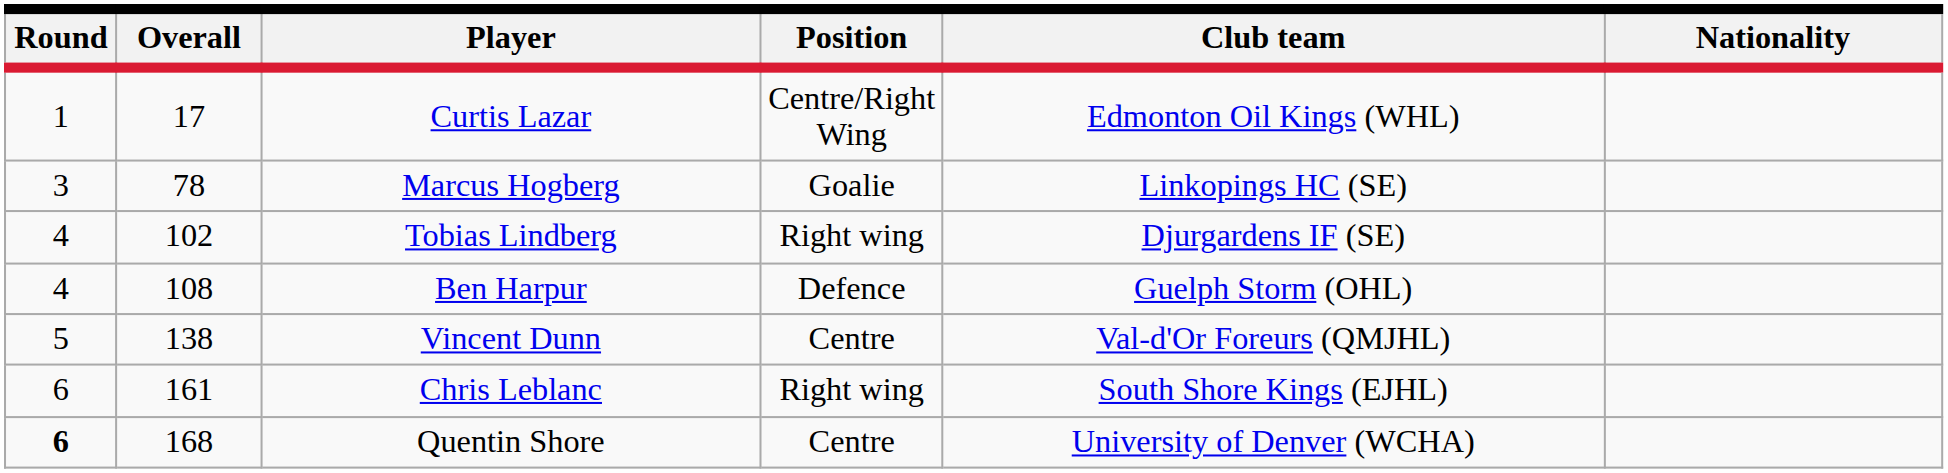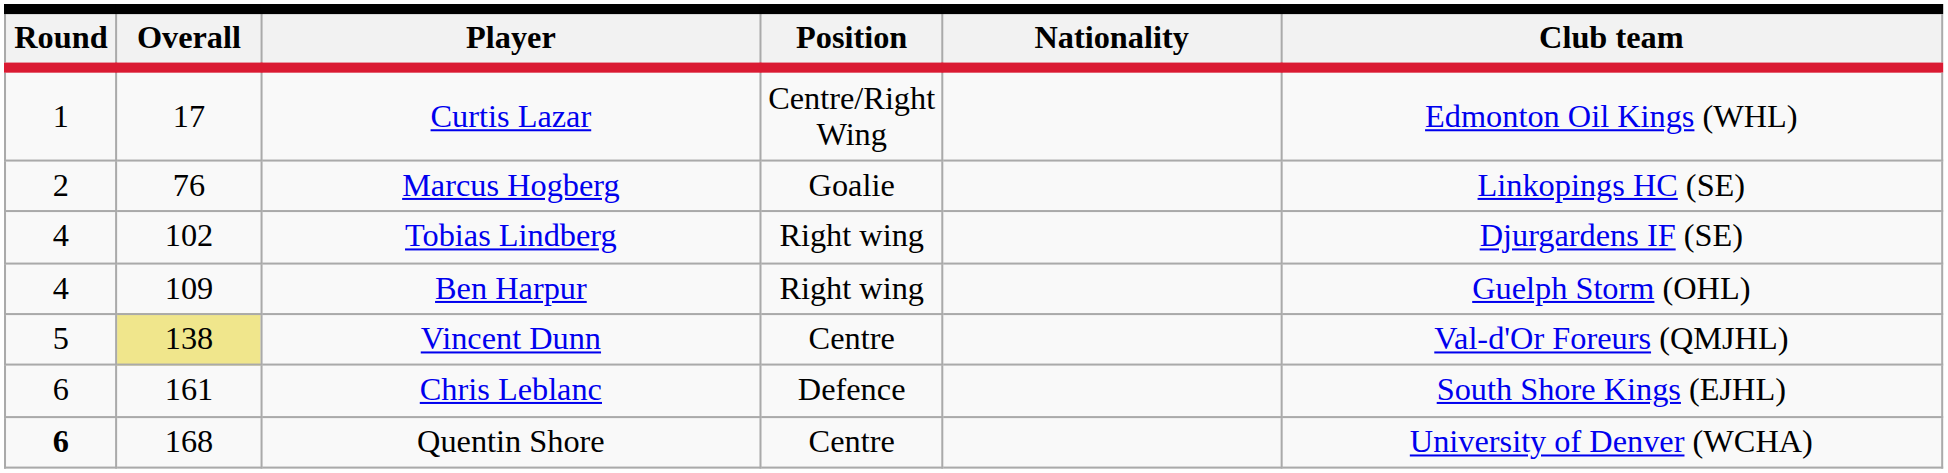columns swapped: (1773, 38) <-> (1273, 38)
(61, 185) 3 -> (61, 185) 2
(189, 185) 78 -> (189, 185) 76
(189, 287) 108 -> (189, 287) 109
(852, 287) Defence -> (852, 287) Right wing
(189, 338) no background -> (189, 338) khaki background
(852, 390) Right wing -> (852, 390) Defence
